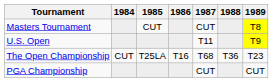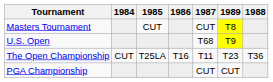columns swapped: (230, 12) <-> (255, 12)
(206, 41) T11 -> (206, 41) T68
(206, 56) T68 -> (206, 56) T11
